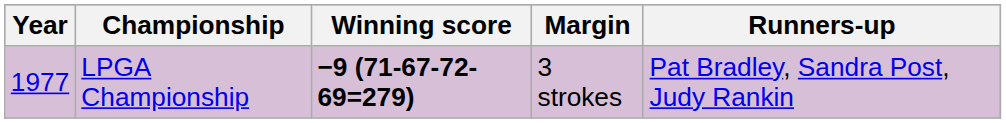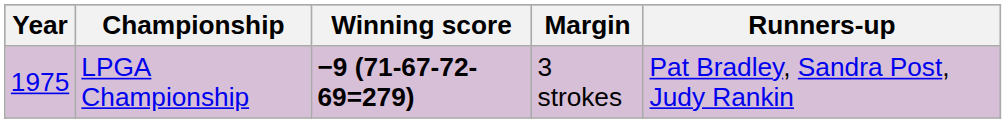(40, 81) 1977 -> (40, 81) 1975
